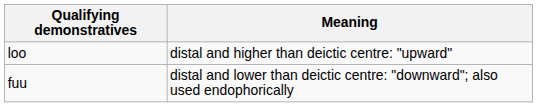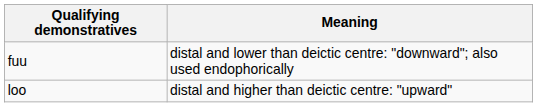rows swapped: (17, 53) <-> (17, 83)
